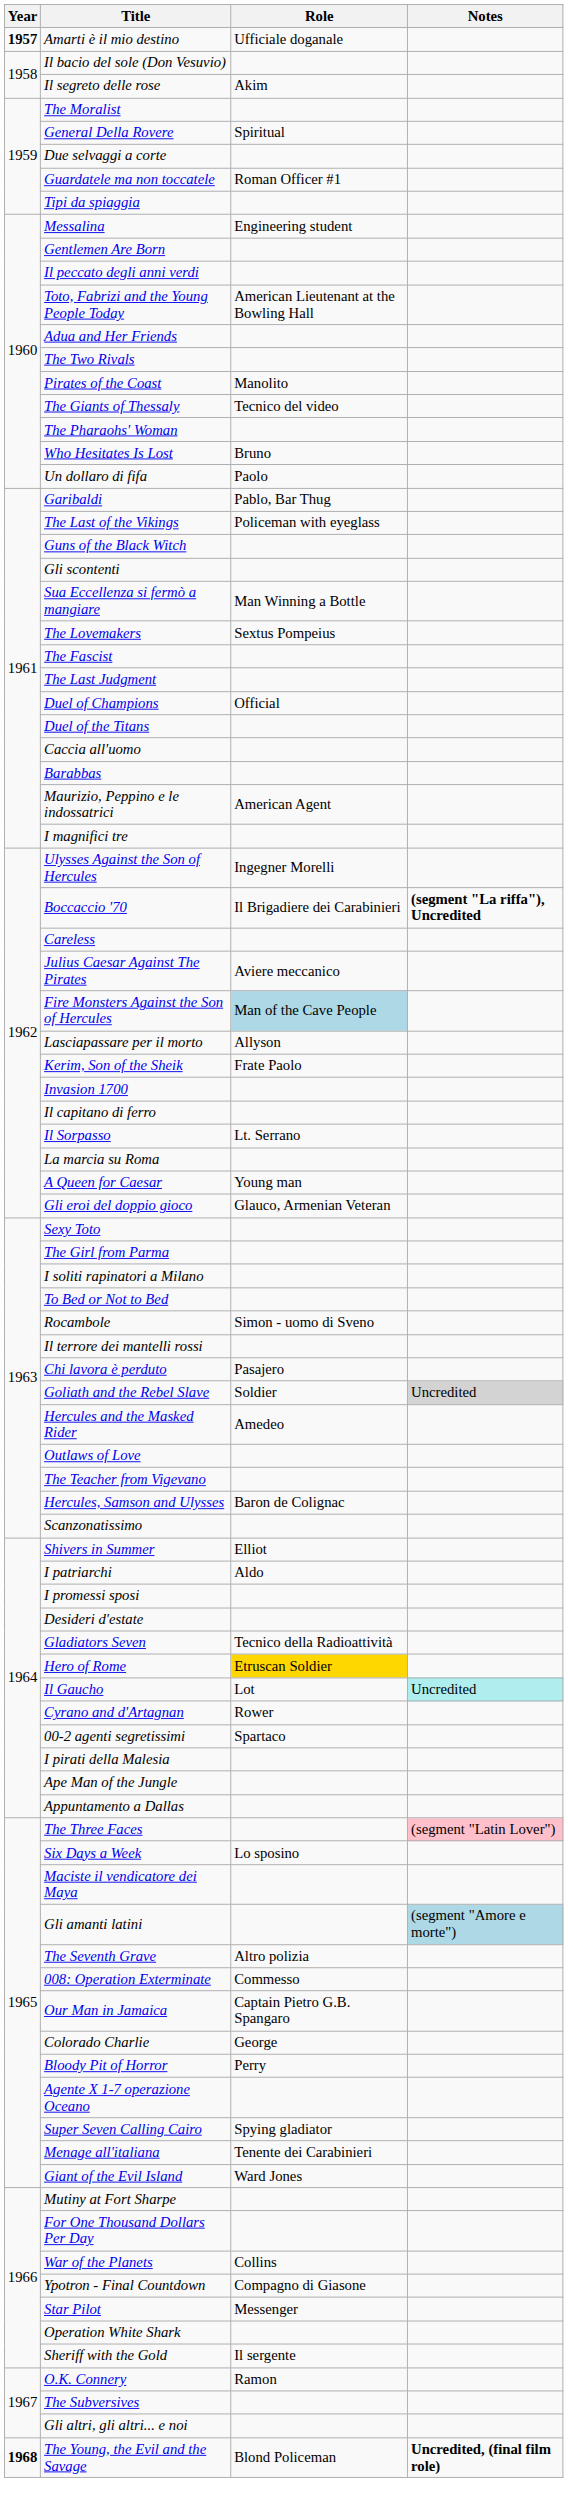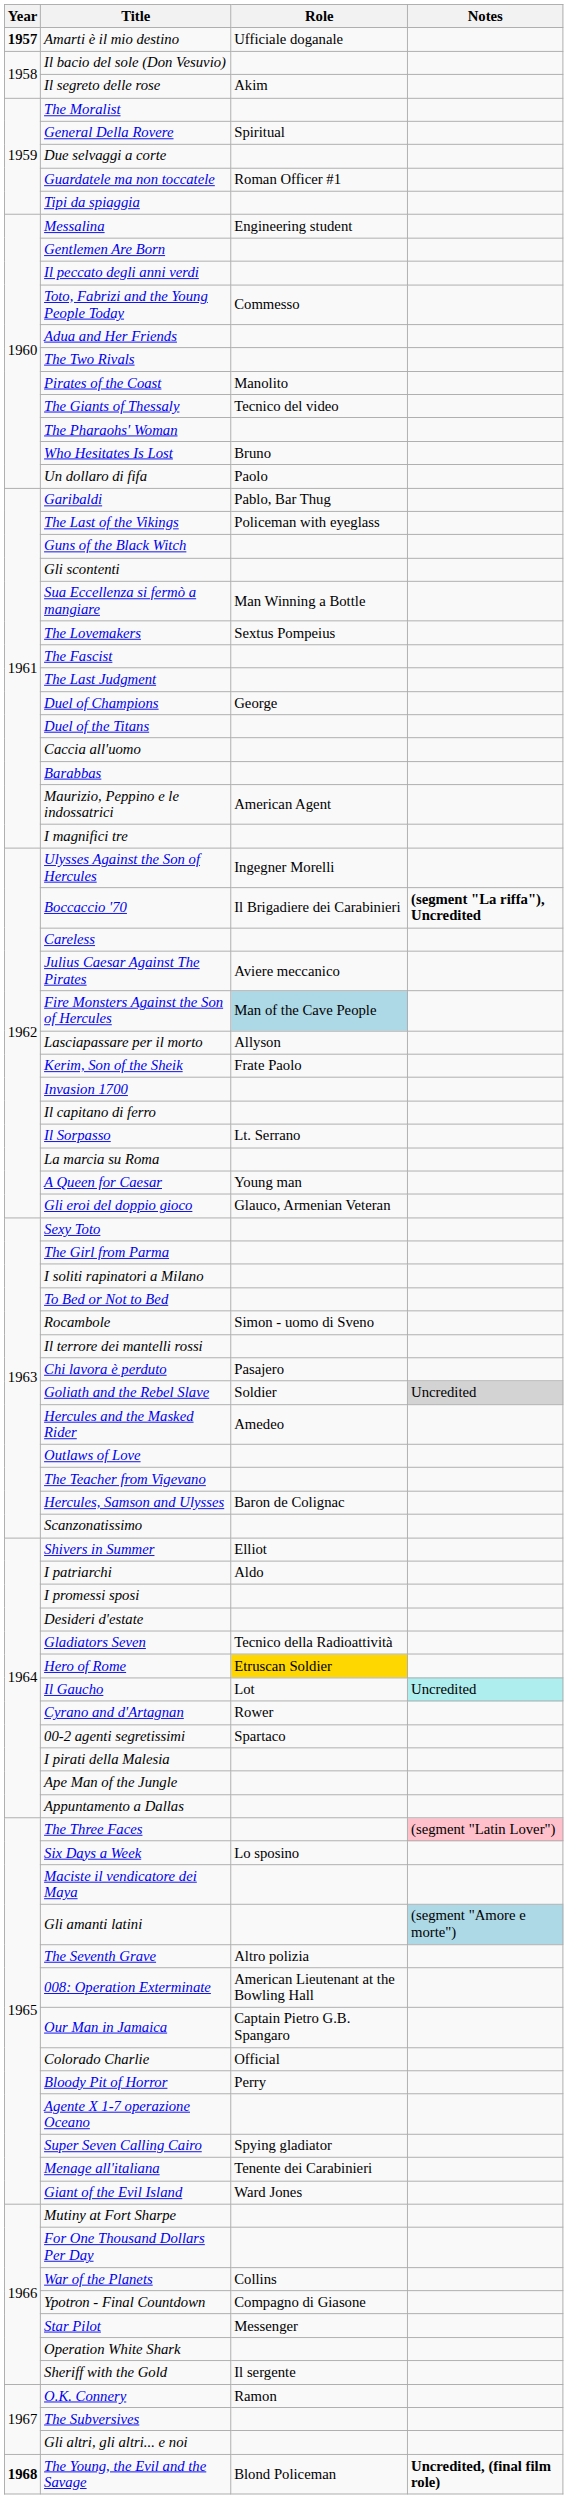(315, 304) American Lieutenant at the Bowling Hall -> (267, 304) Commesso
(257, 702) Official -> (256, 702) George
(267, 1979) Commesso -> (315, 1987) American Lieutenant at the Bowling Hall
(256, 2042) George -> (257, 2059) Official
